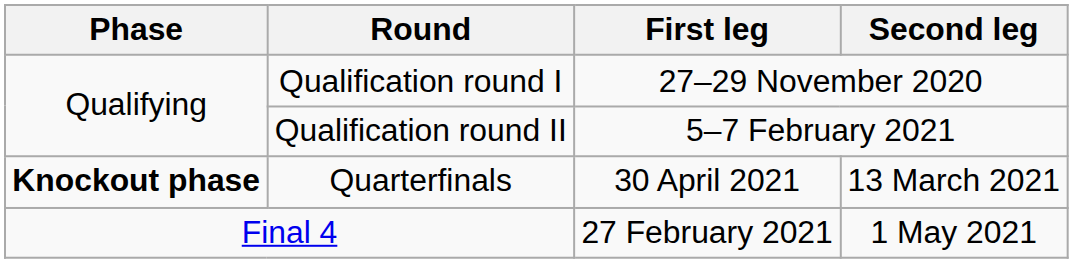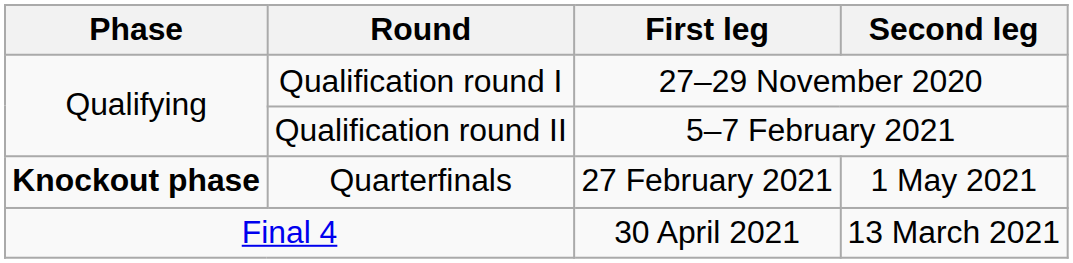(707, 181) 30 April 2021 -> (707, 181) 27 February 2021
(954, 181) 13 March 2021 -> (954, 181) 1 May 2021
(707, 231) 27 February 2021 -> (707, 231) 30 April 2021
(954, 231) 1 May 2021 -> (954, 231) 13 March 2021
